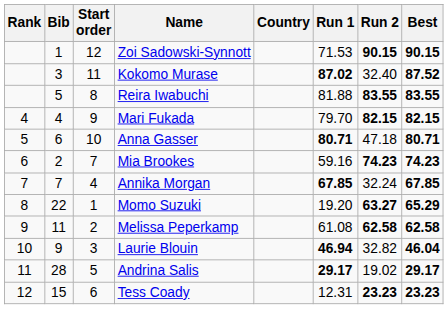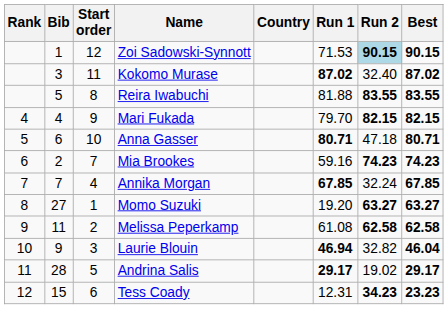(380, 52) no background -> (380, 52) lightblue background
(422, 74) 87.52 -> (422, 74) 87.02
(59, 205) 22 -> (59, 205) 27
(422, 205) 65.29 -> (422, 205) 63.27
(380, 292) 23.23 -> (380, 292) 34.23
